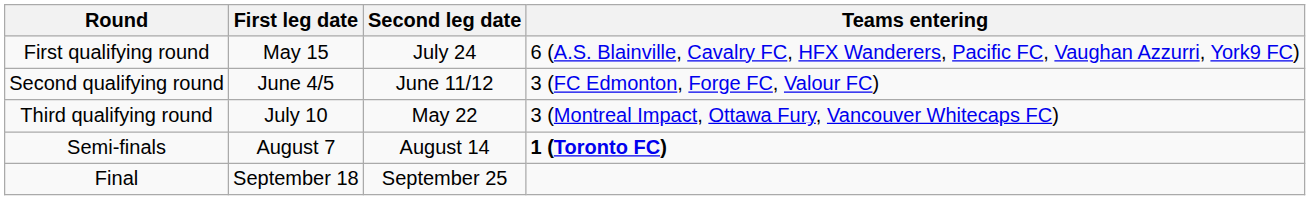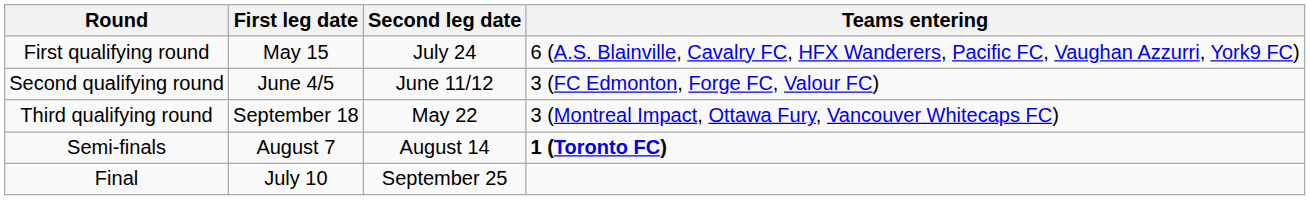(296, 115) July 10 -> (296, 115) September 18
(296, 178) September 18 -> (296, 178) July 10
